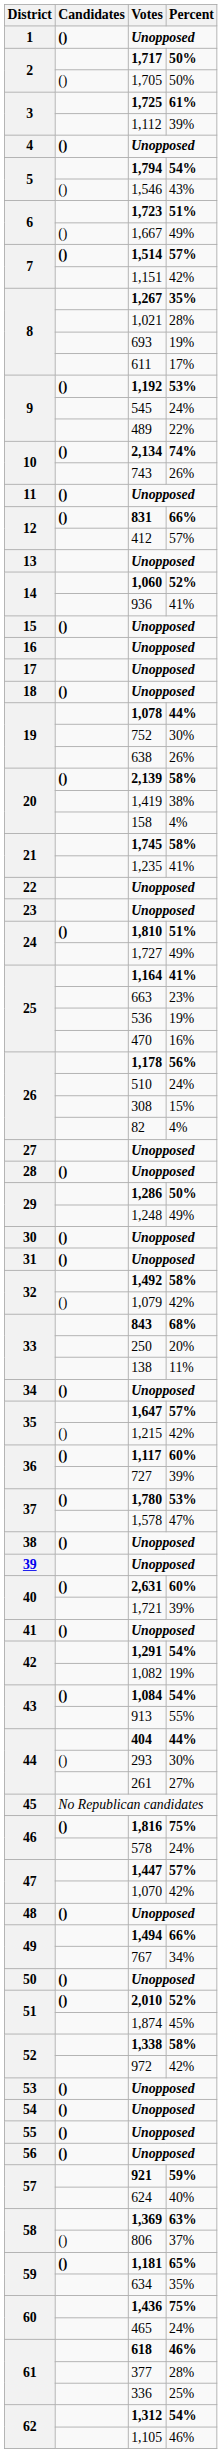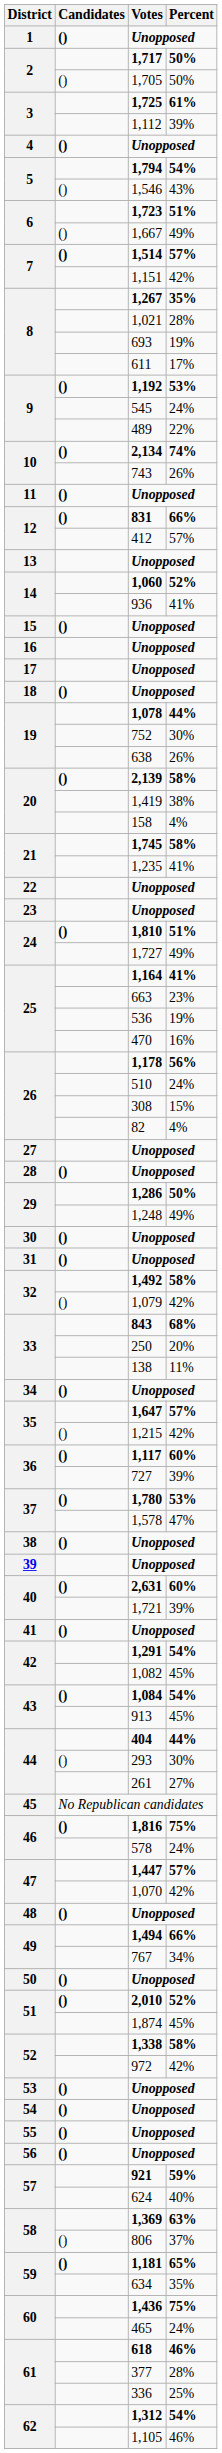(182, 1673) 19% -> (182, 1673) 45%
(182, 1717) 55% -> (182, 1717) 45%
